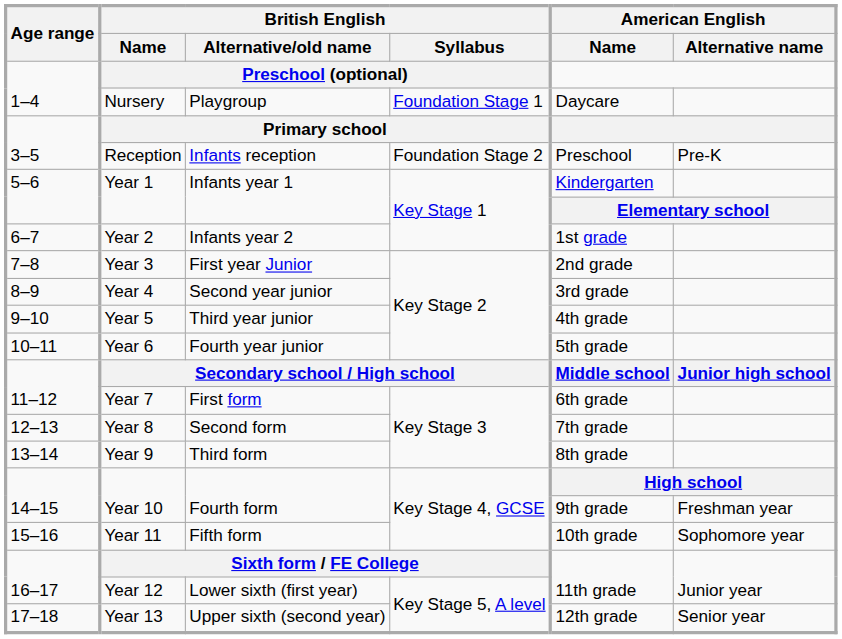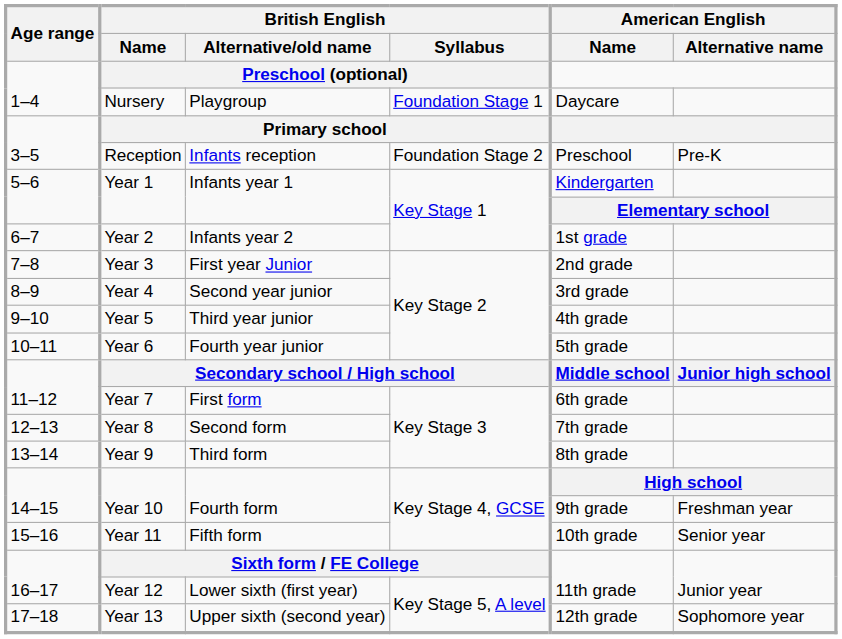(741, 536) Sophomore year -> (721, 536) Senior year
(721, 617) Senior year -> (741, 617) Sophomore year
